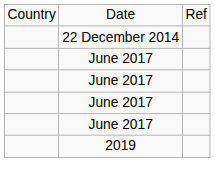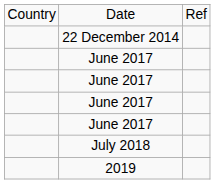+ row: (32, 146)
